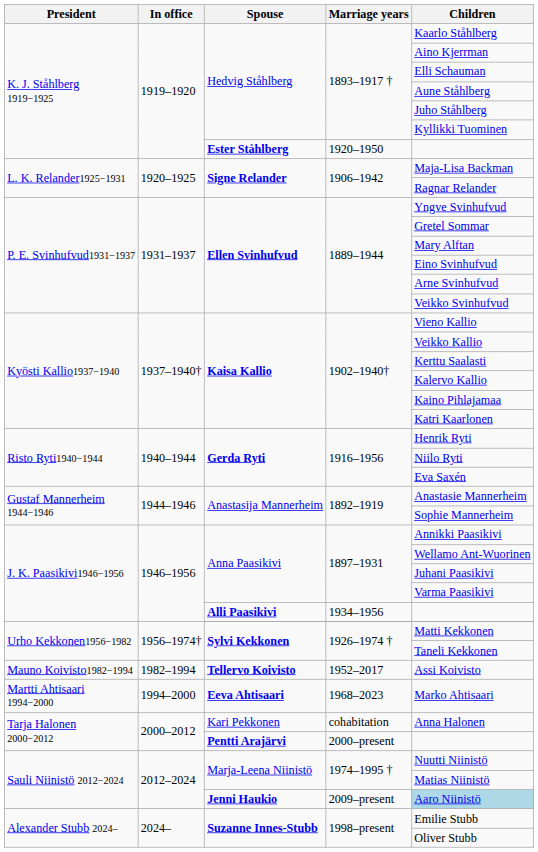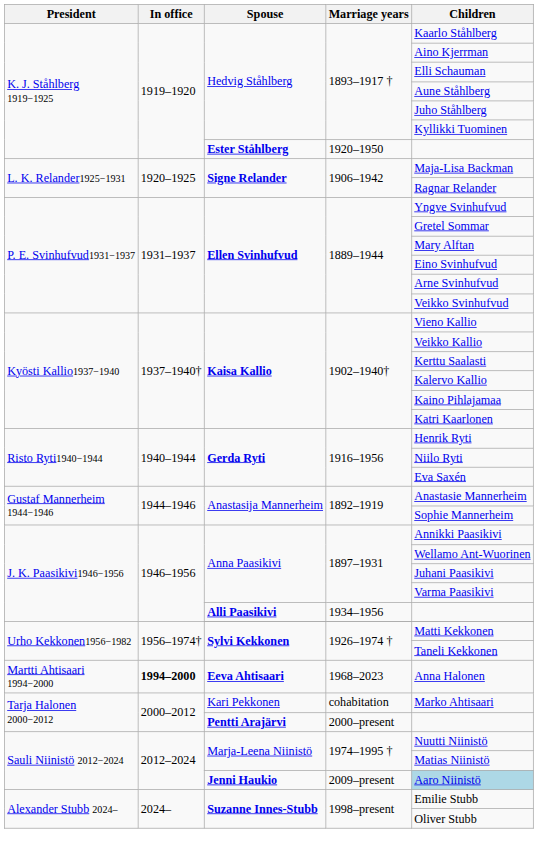- row: (251, 669)
(168, 695) normal -> (168, 676) bold
(454, 695) Marko Ahtisaari -> (450, 676) Anna Halonen
(450, 722) Anna Halonen -> (454, 702) Marko Ahtisaari
